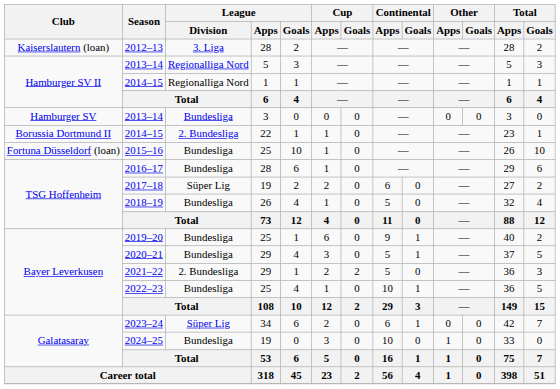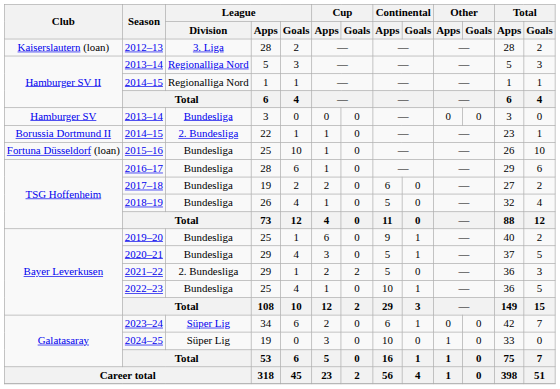(208, 185) Süper Lig -> (208, 185) Bundesliga
(208, 340) Bundesliga -> (208, 340) Süper Lig
